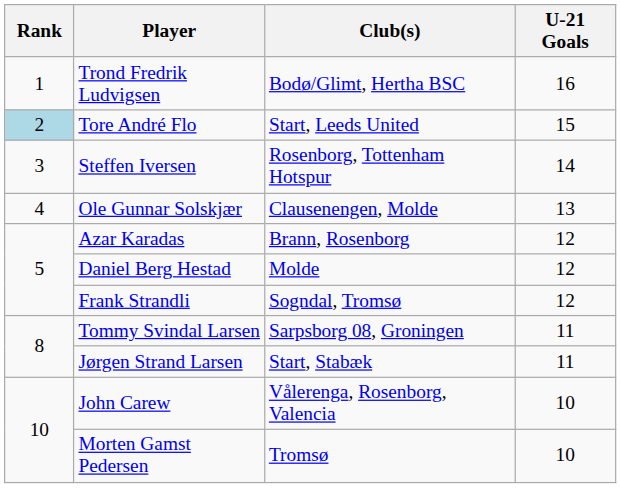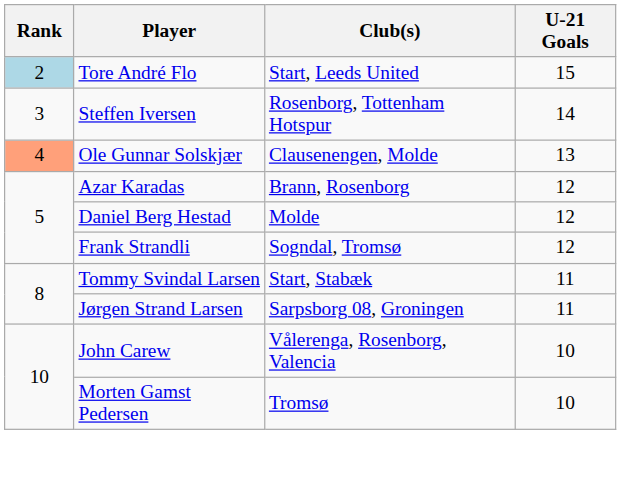- row: (133, 83)
(39, 208) no background -> (39, 155) lightsalmon background
(366, 330) Sarpsborg 08, Groningen -> (321, 278) Start, Stabæk
(321, 361) Start, Stabæk -> (366, 309) Sarpsborg 08, Groningen
